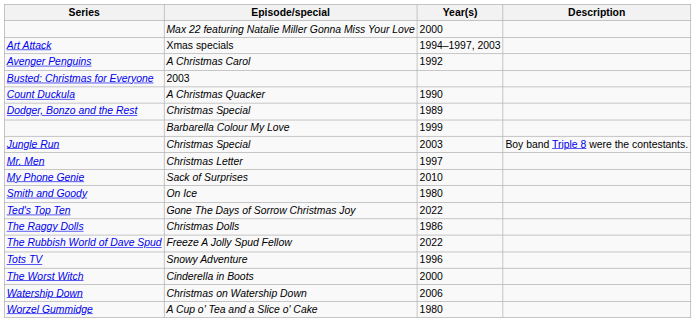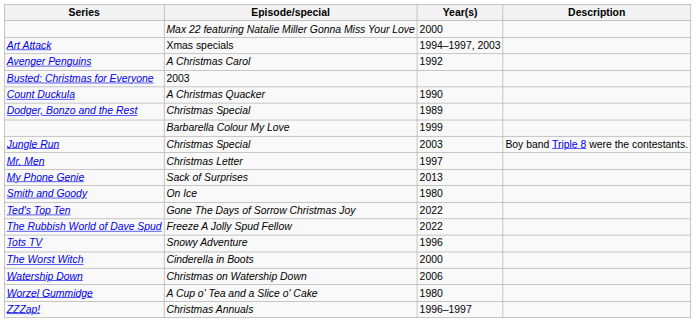(431, 177) 2010 -> (431, 177) 2013
- row: (45, 227)
+ row: (23, 309)
